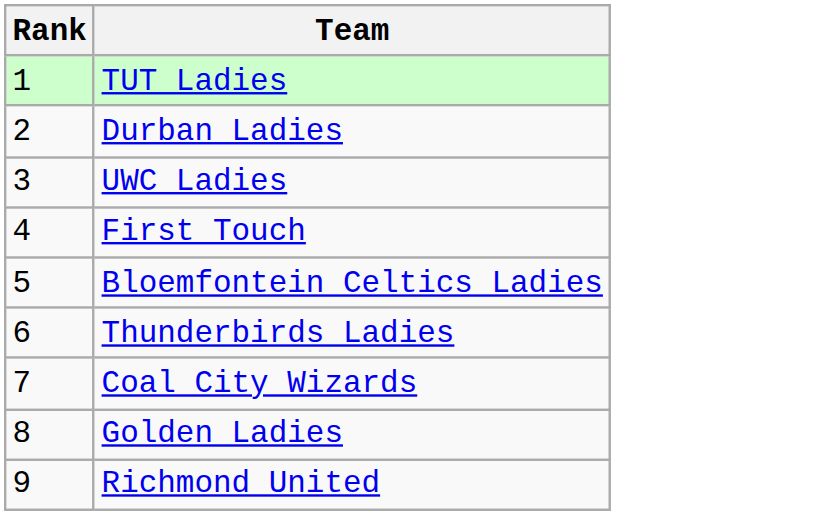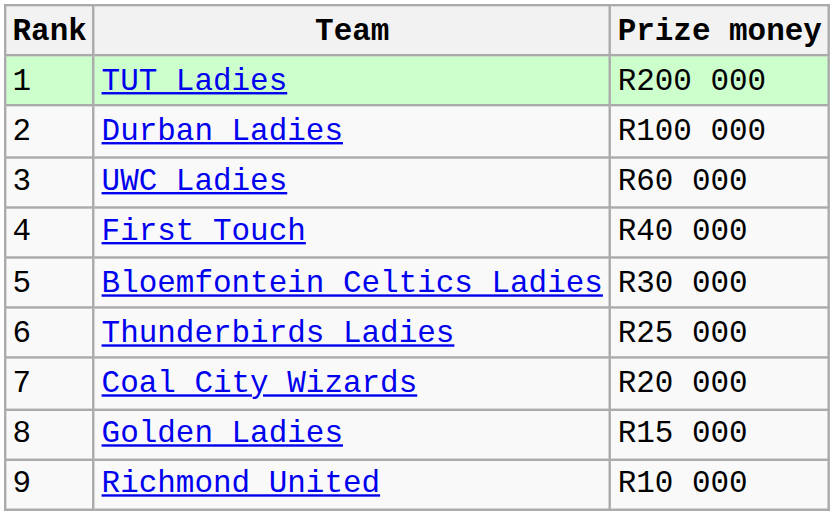+ column: (720, 30)
